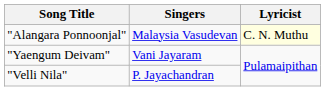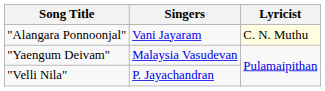(185, 34) Malaysia Vasudevan -> (167, 34) Vani Jayaram
(167, 55) Vani Jayaram -> (185, 55) Malaysia Vasudevan
